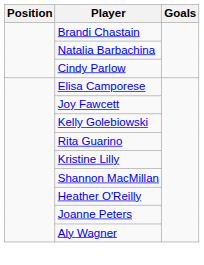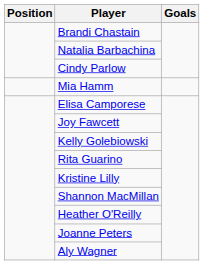+ row: (86, 86)
